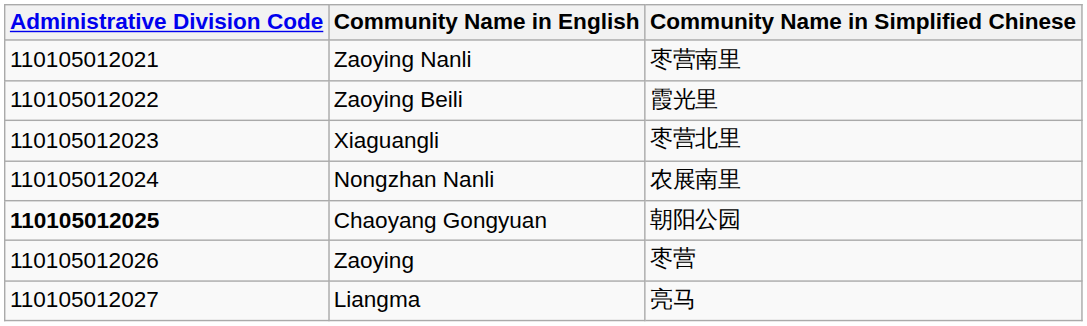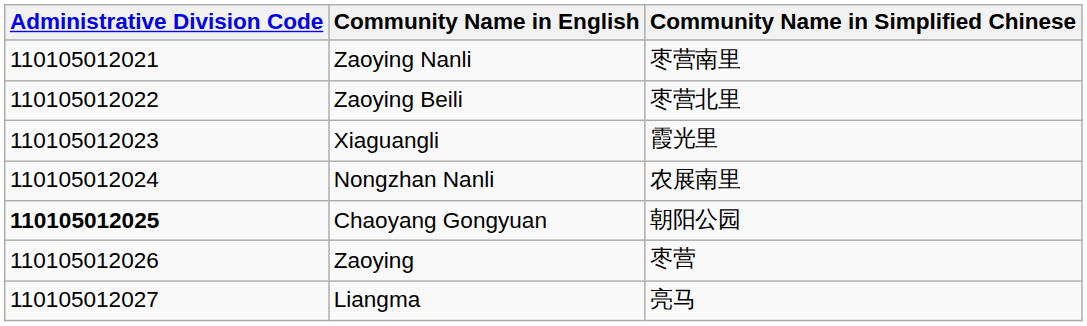(684, 99) 霞光里 -> (695, 99) 枣营北里
(695, 139) 枣营北里 -> (684, 139) 霞光里
